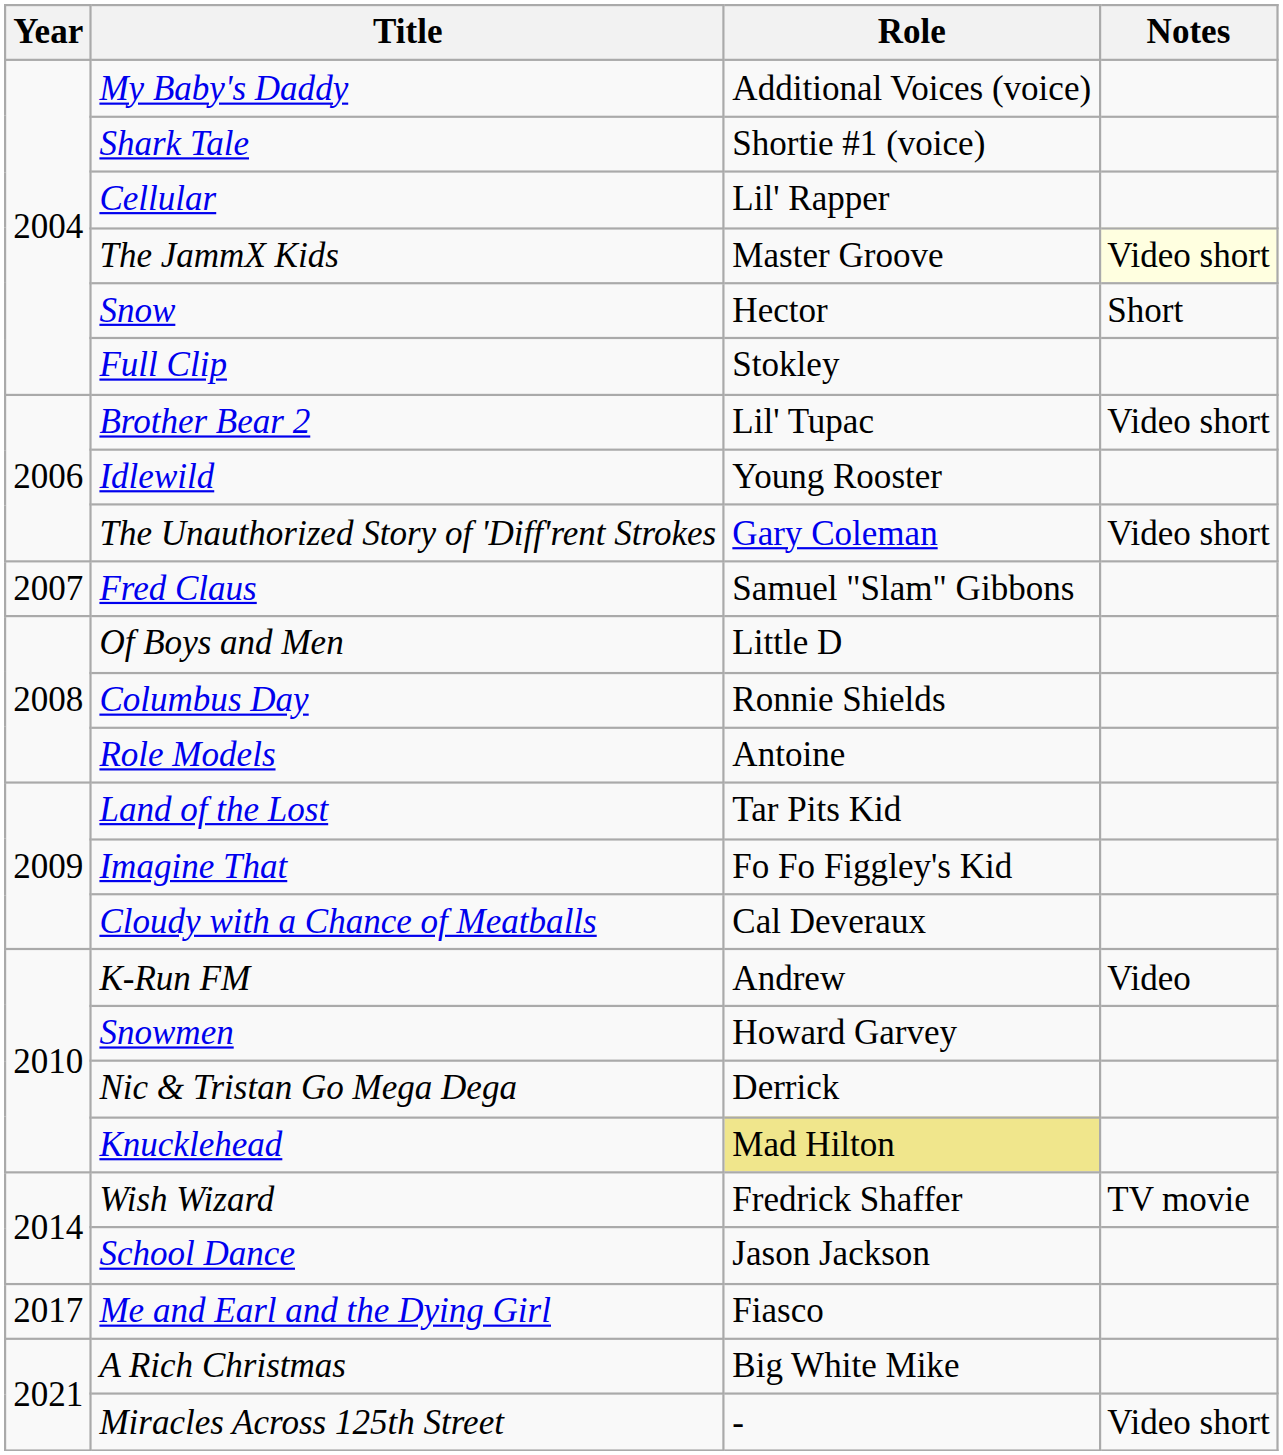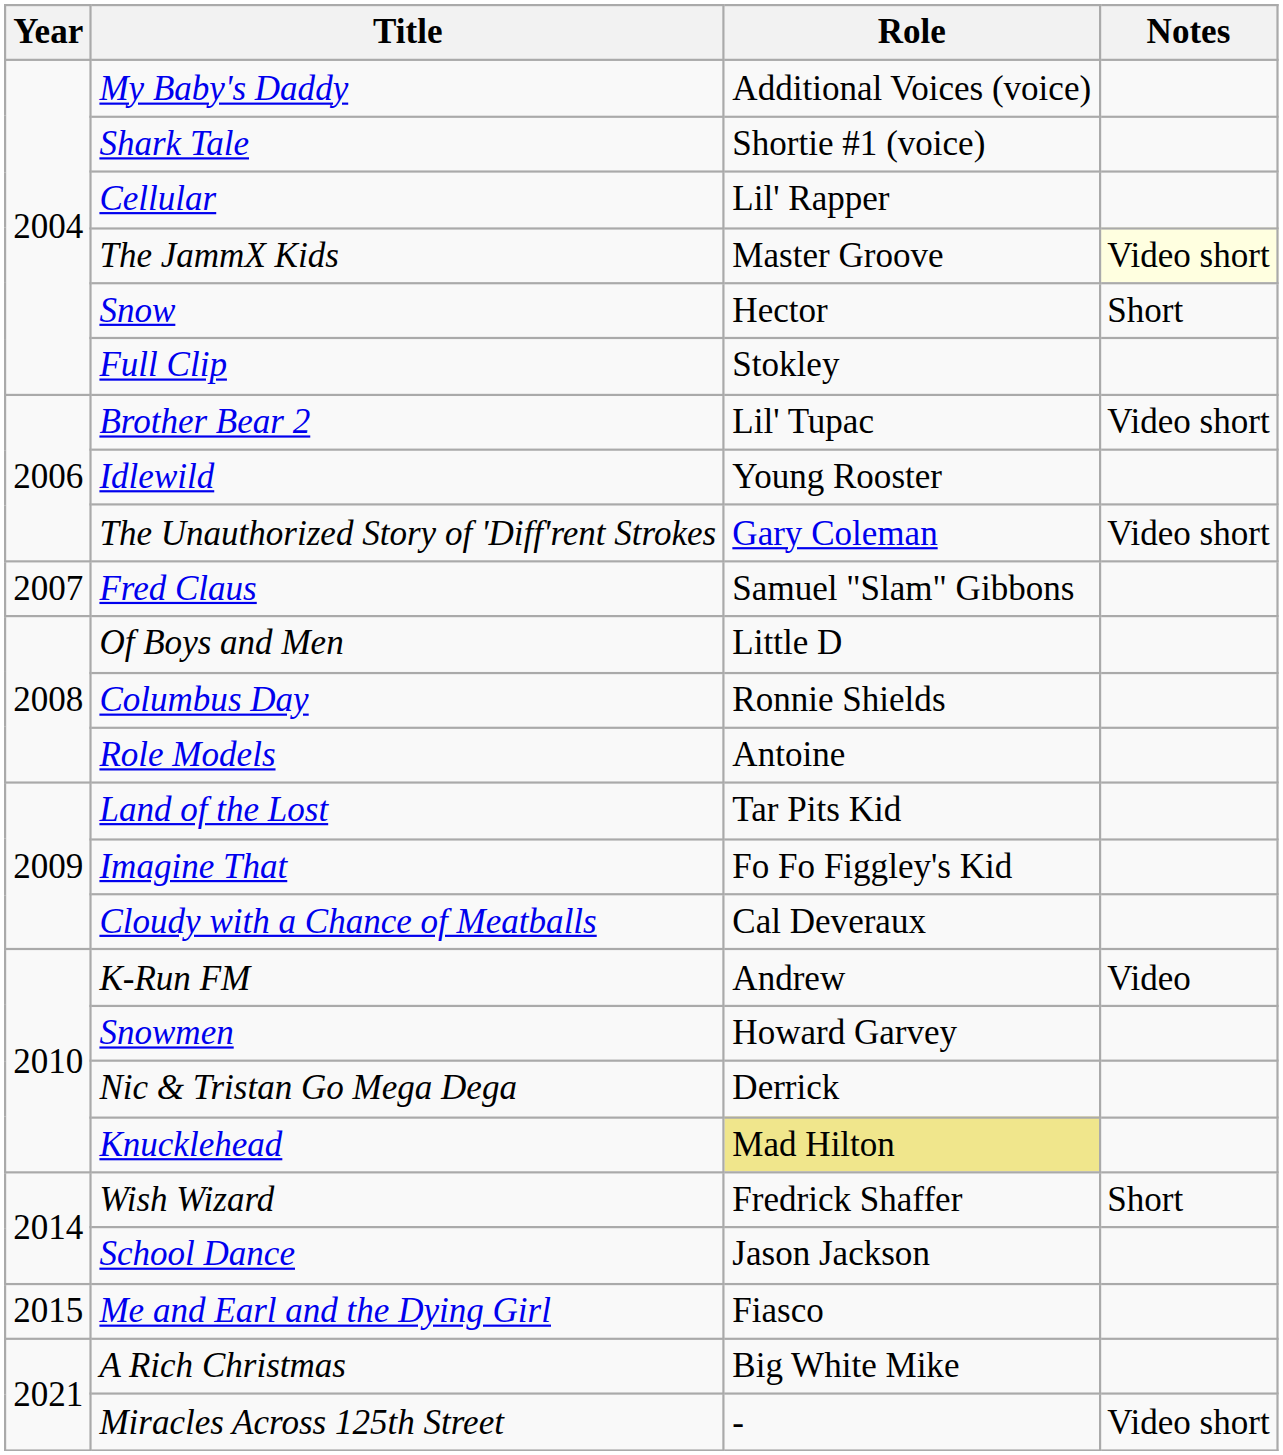(1178, 1199) TV movie -> (1145, 1199) Short
(48, 1310) 2017 -> (48, 1310) 2015
